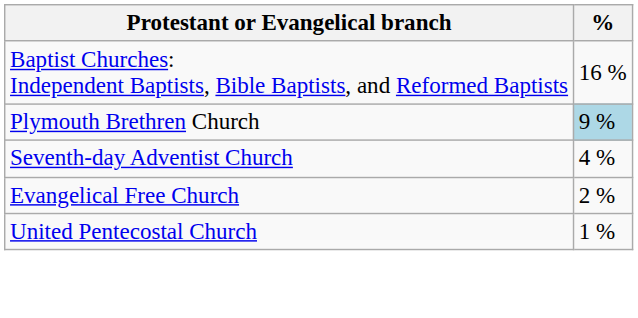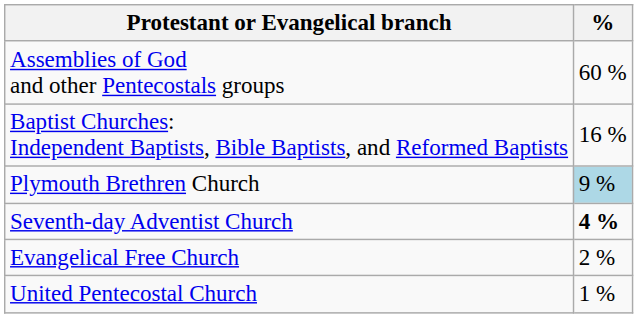+ row: (147, 72)
(597, 158) normal -> (599, 220) bold
